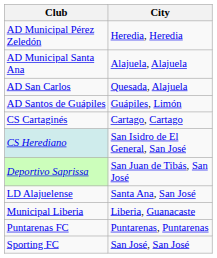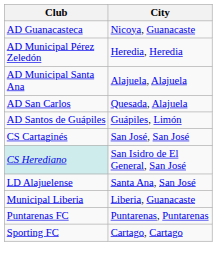+ row: (45, 29)
(147, 120) Cartago, Cartago -> (150, 137) San José, San José
- row: (48, 171)
(150, 244) San José, San José -> (147, 232) Cartago, Cartago
